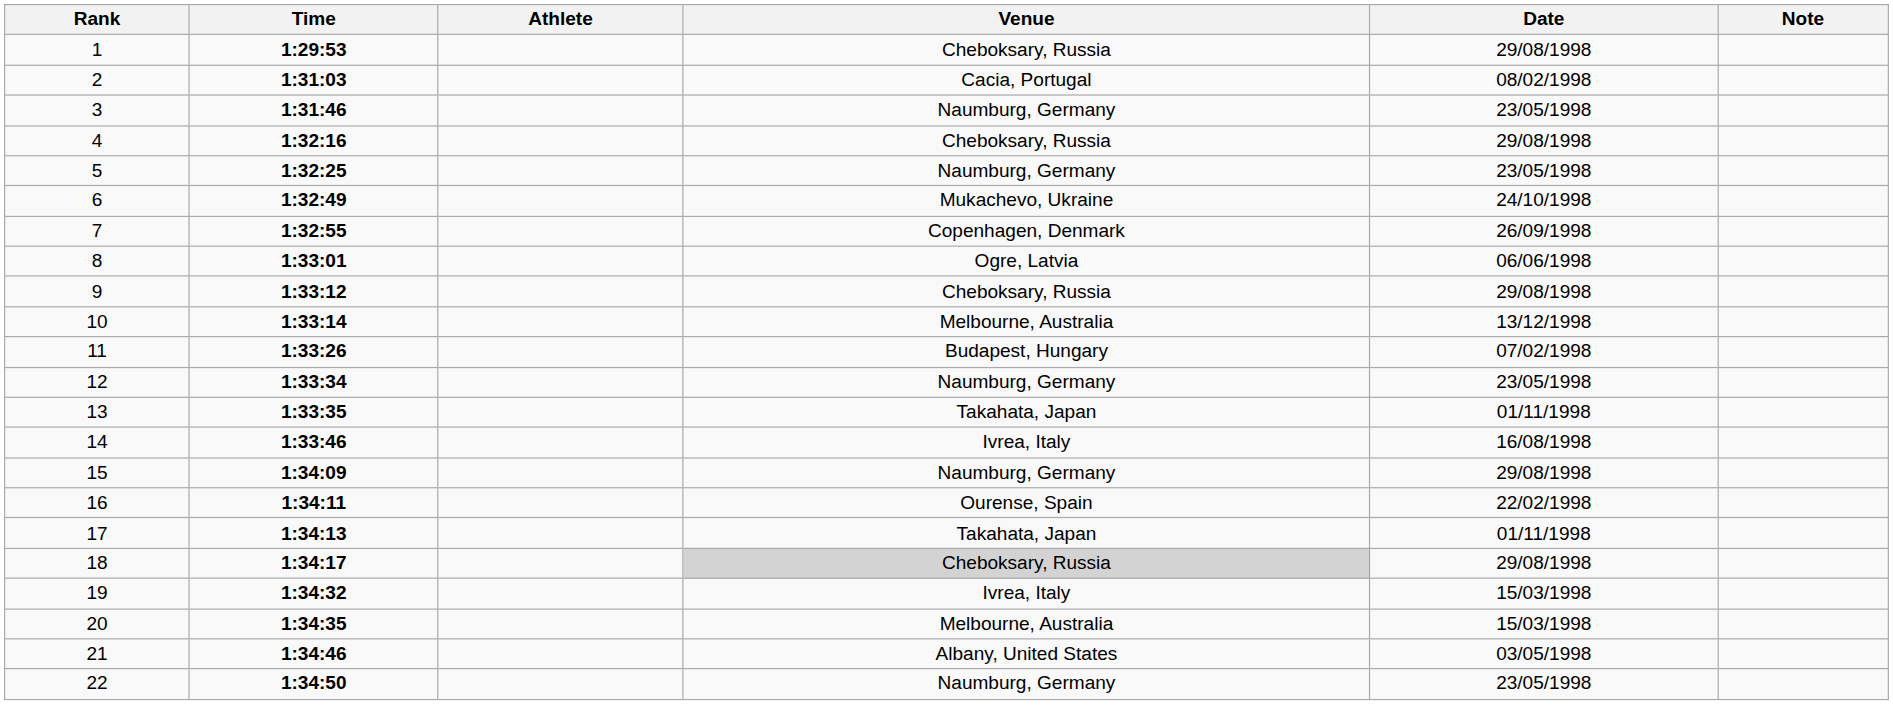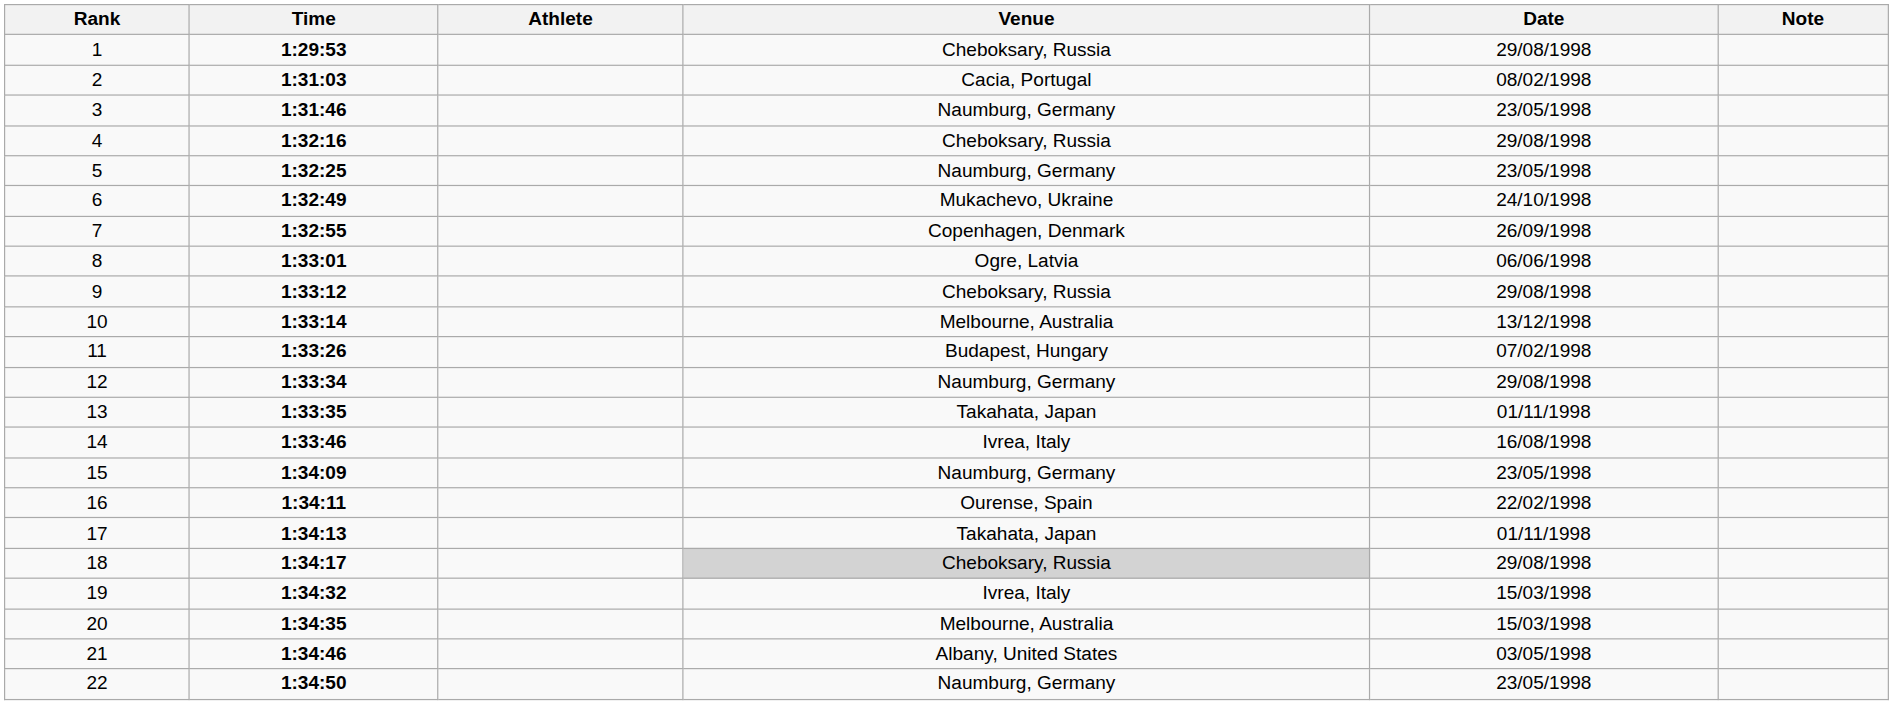(1544, 381) 23/05/1998 -> (1544, 381) 29/08/1998
(1544, 472) 29/08/1998 -> (1544, 472) 23/05/1998
